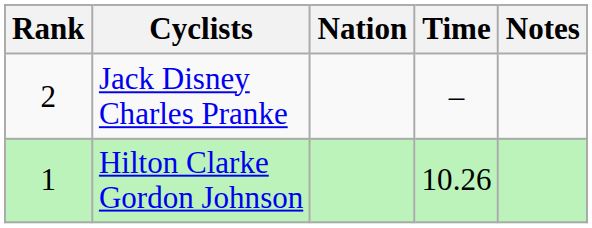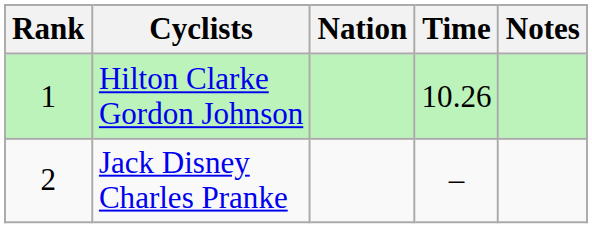rows swapped: (201, 179) <-> (193, 95)
